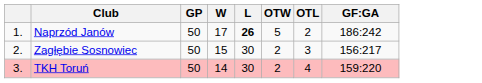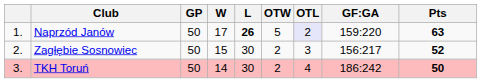+ column: (438, 13)
(308, 31) no background -> (308, 31) lavender background
(361, 31) 186:242 -> (361, 31) 159:220
(361, 68) 159:220 -> (361, 68) 186:242
